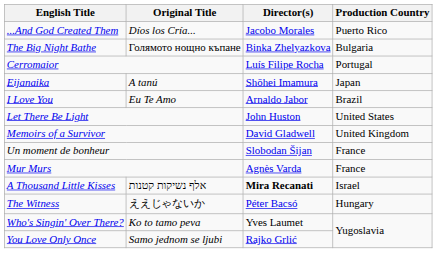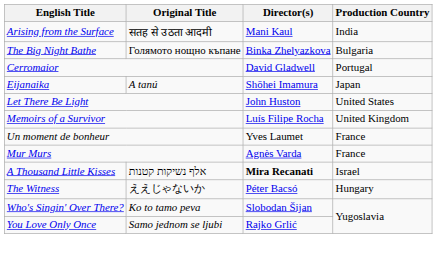- row: (63, 30)
+ row: (60, 31)
(285, 64) Luís Filipe Rocha -> (280, 67) David Gladwell
- row: (30, 99)
(280, 133) David Gladwell -> (285, 119) Luís Filipe Rocha
(279, 151) Slobodan Šijan -> (274, 136) Yves Laumet
(274, 222) Yves Laumet -> (279, 207) Slobodan Šijan
